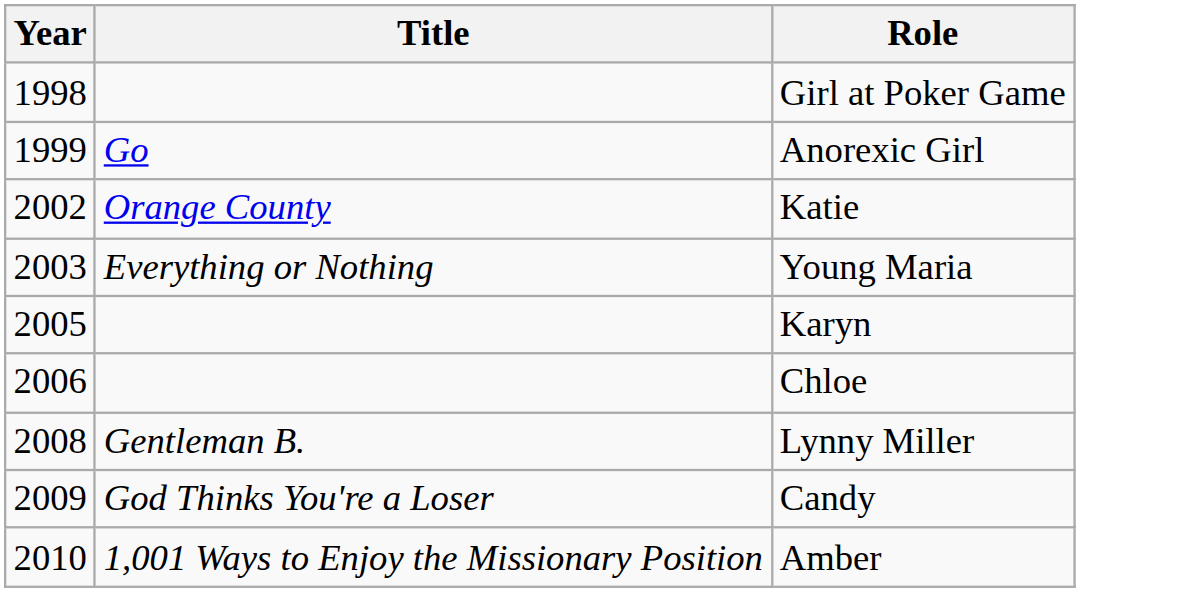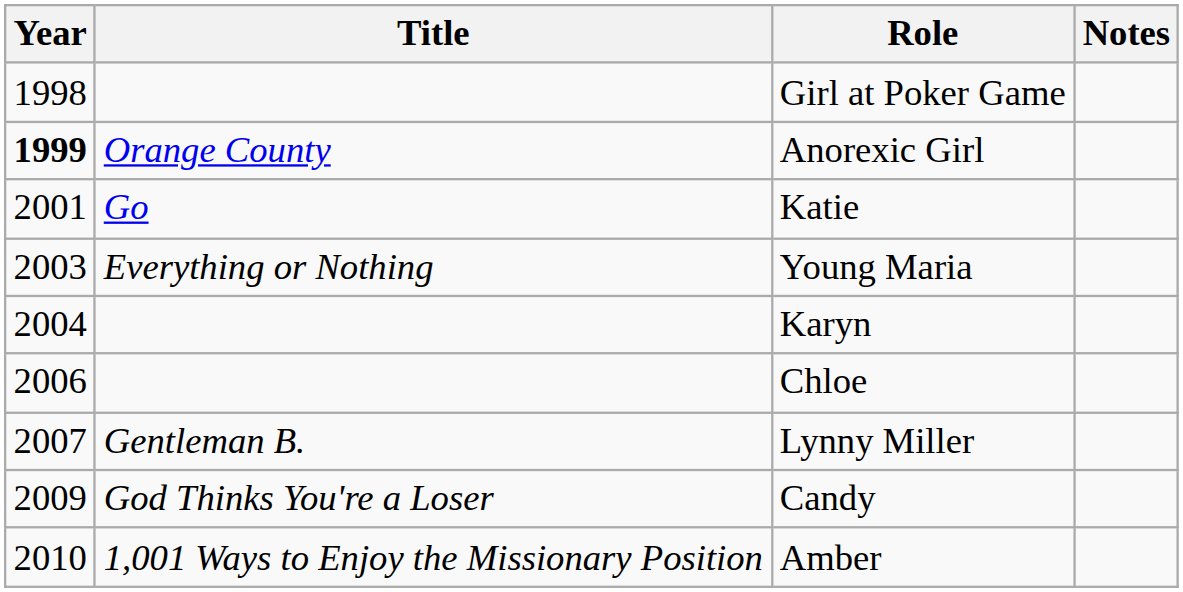+ column: (1126, 33)
(50, 149) normal -> (50, 149) bold
(126, 149) Go -> (217, 149) Orange County
(50, 207) 2002 -> (50, 207) 2001
(217, 207) Orange County -> (126, 207) Go
(50, 324) 2005 -> (50, 324) 2004
(50, 440) 2008 -> (50, 440) 2007
